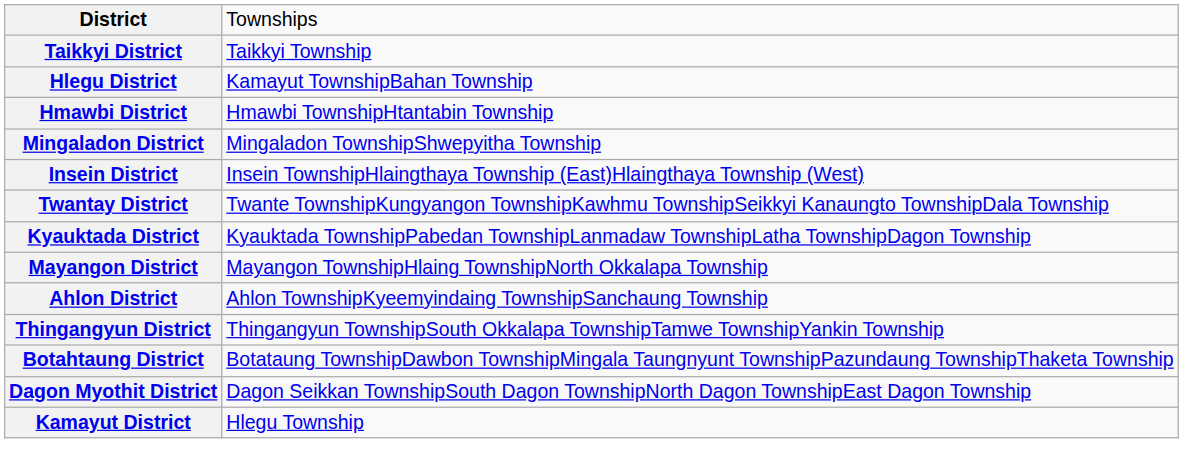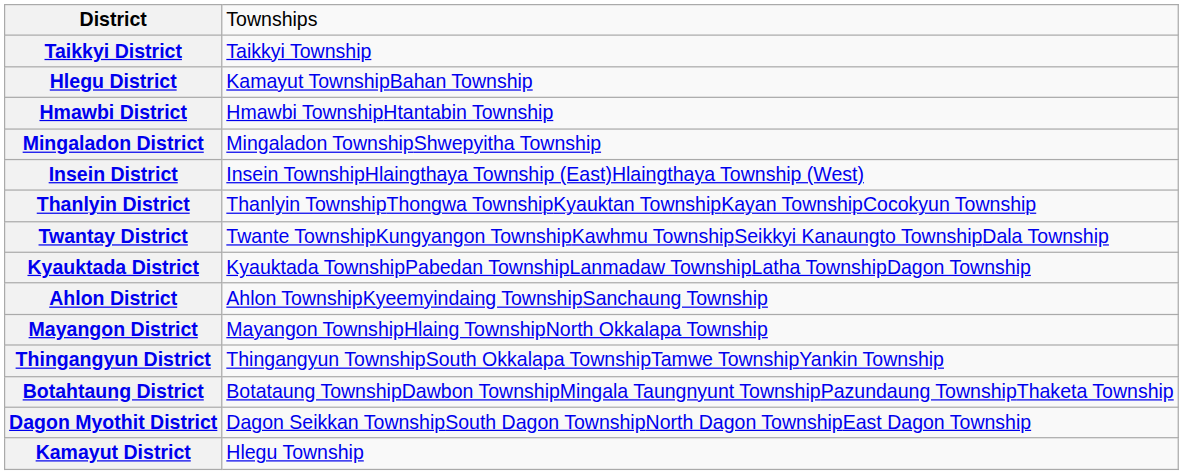+ row: (113, 205)
rows swapped: (113, 298) <-> (113, 267)
